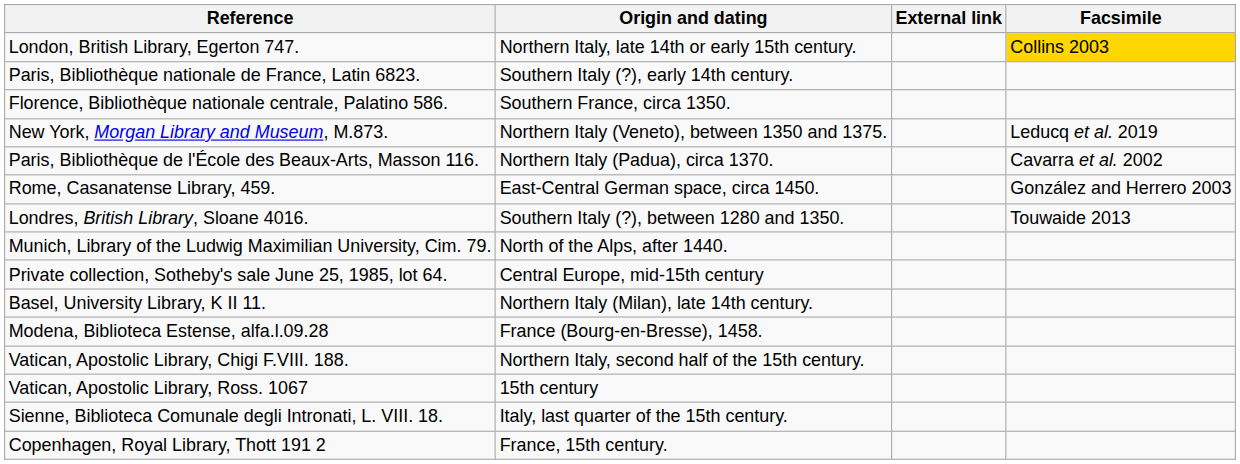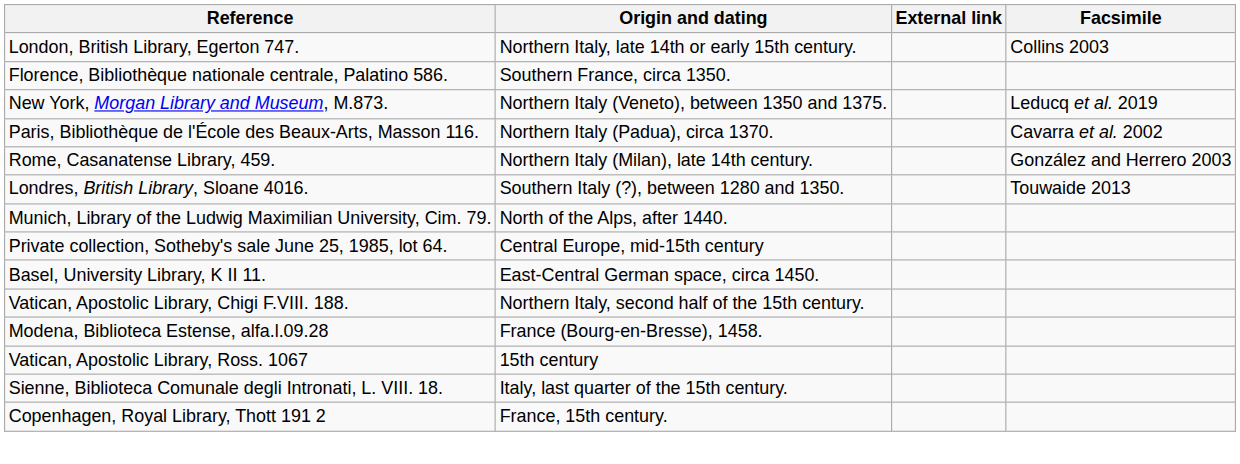(1060, 47) gold background -> (1060, 47) no background
- row: (214, 75)
(659, 189) East-Central German space, circa 1450. -> (656, 160) Northern Italy (Milan), late 14th century.
(656, 302) Northern Italy (Milan), late 14th century. -> (659, 274) East-Central German space, circa 1450.
rows swapped: (169, 331) <-> (179, 359)
